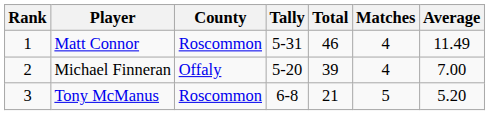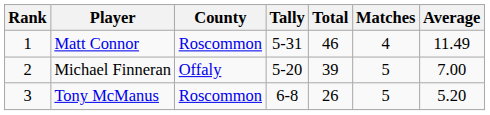(386, 69) 4 -> (386, 69) 5
(330, 95) 21 -> (330, 95) 26
